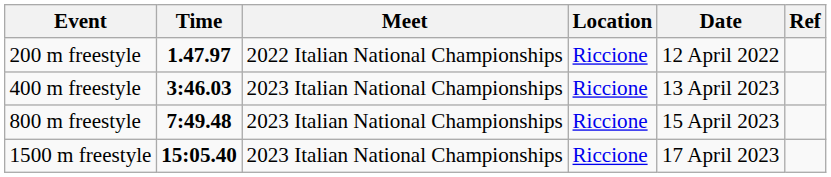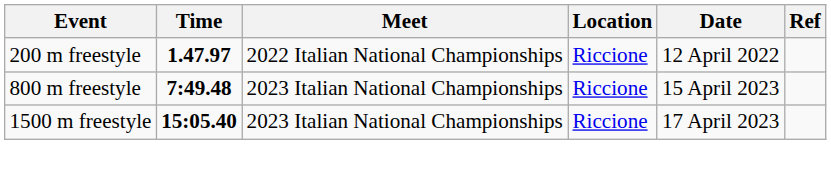- row: (75, 88)
